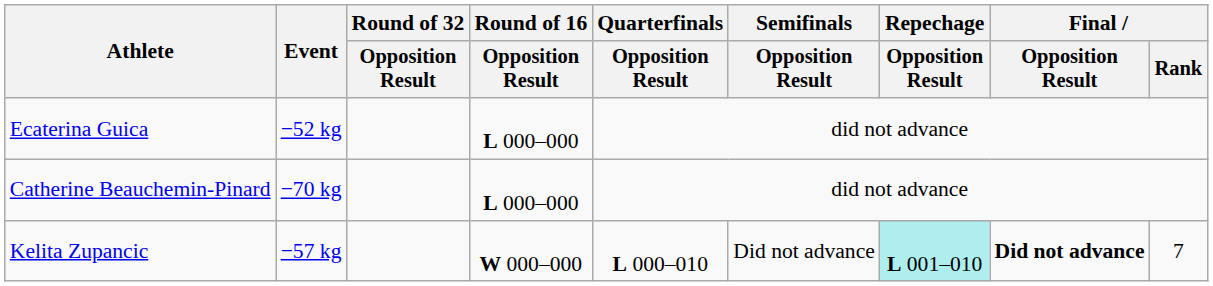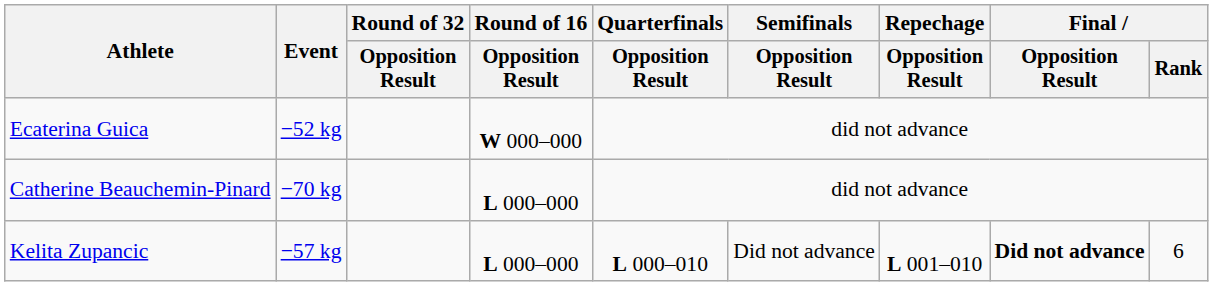(531, 141) L 000–000 -> (531, 141) W 000–000
(531, 263) W 000–000 -> (531, 263) L 000–000
(935, 263) paleturquoise background -> (935, 263) no background
(1178, 251) 7 -> (1178, 251) 6
